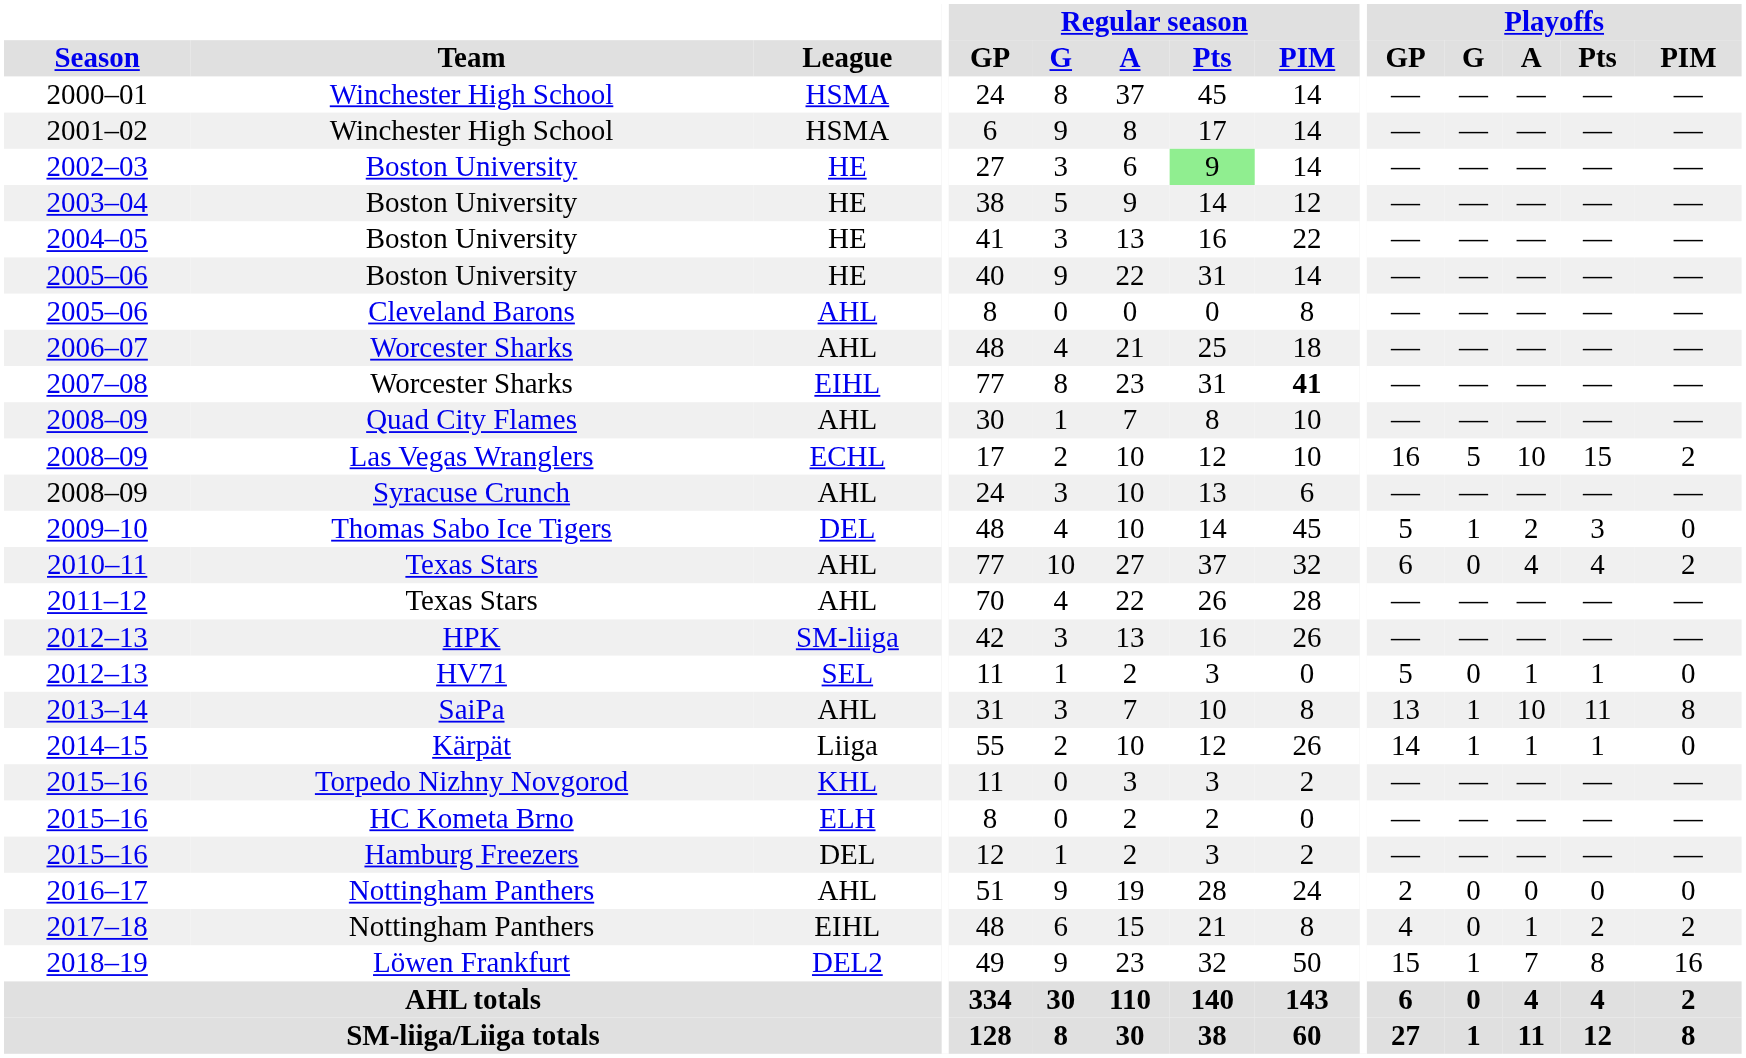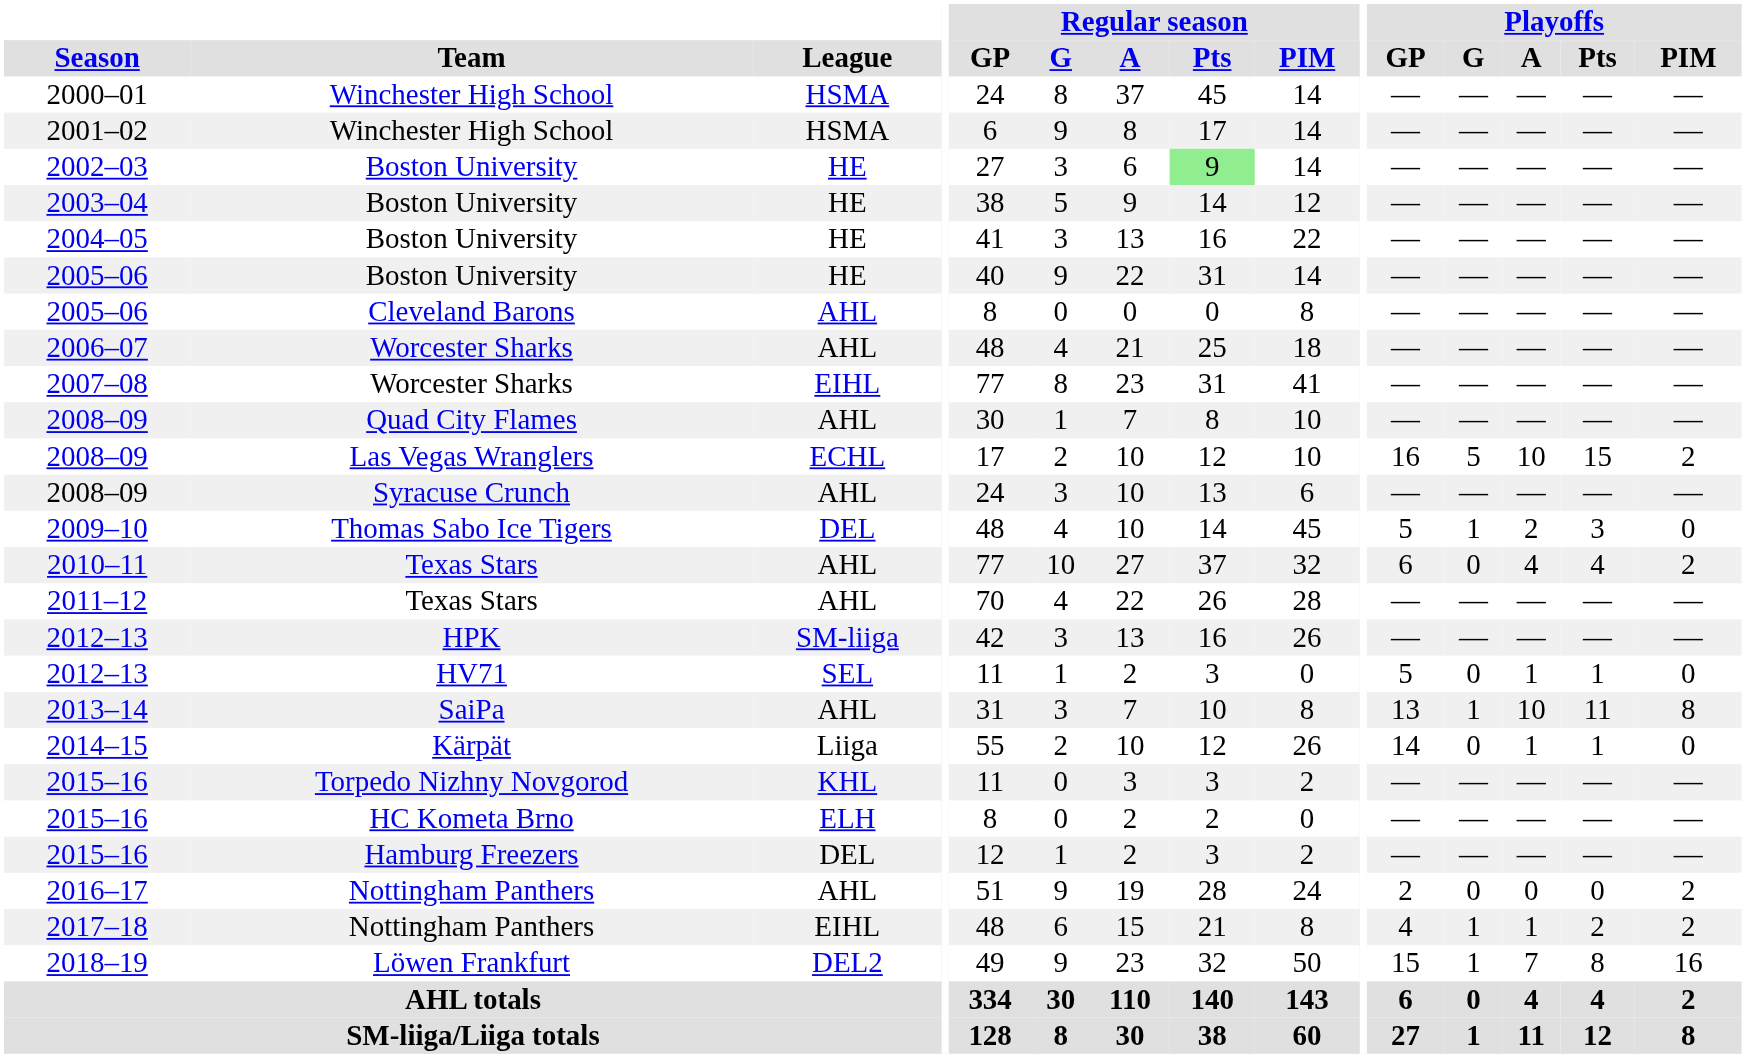(1307, 383) bold -> (1307, 383) normal
(1473, 745) 1 -> (1473, 745) 0
(1688, 890) 0 -> (1688, 890) 2
(1473, 926) 0 -> (1473, 926) 1
